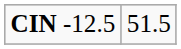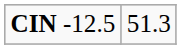(149, 23) 51.5 -> (149, 23) 51.3
